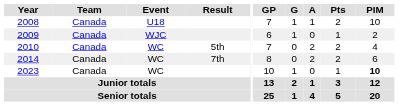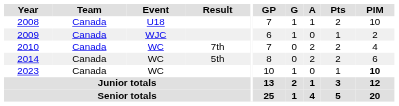(218, 46) 5th -> (218, 46) 7th
(218, 59) 7th -> (218, 59) 5th
